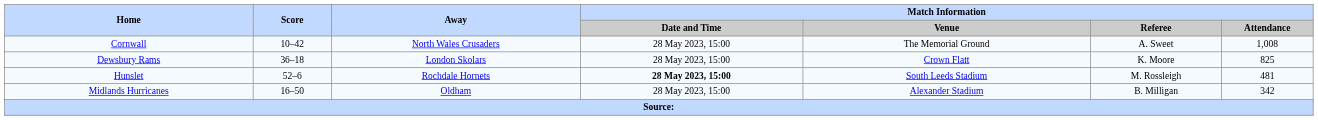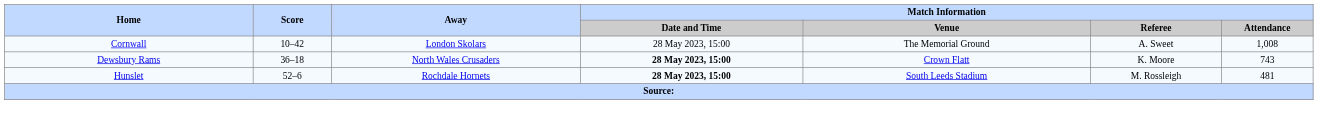(456, 44) North Wales Crusaders -> (456, 44) London Skolars
(456, 59) London Skolars -> (456, 59) North Wales Crusaders
(691, 59) normal -> (691, 59) bold
(1267, 59) 825 -> (1267, 59) 743
- row: (129, 91)
